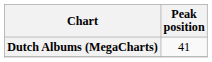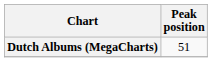(184, 47) 41 -> (184, 47) 51
